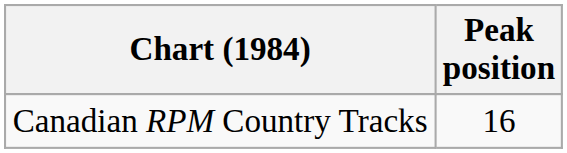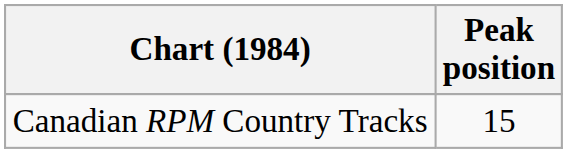(499, 120) 16 -> (499, 120) 15
